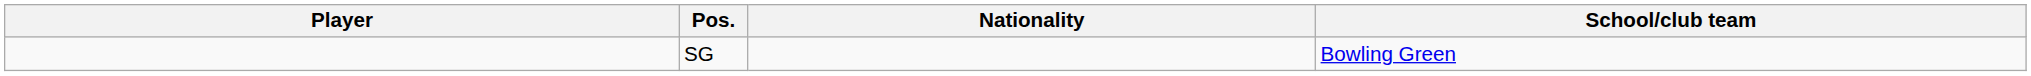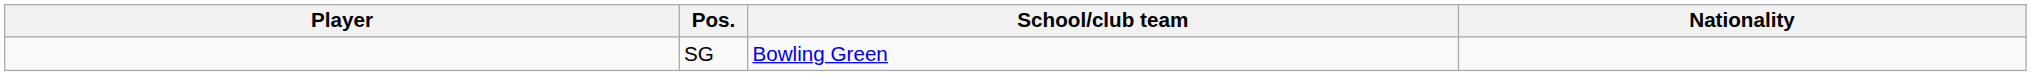columns swapped: (1032, 20) <-> (1671, 20)
